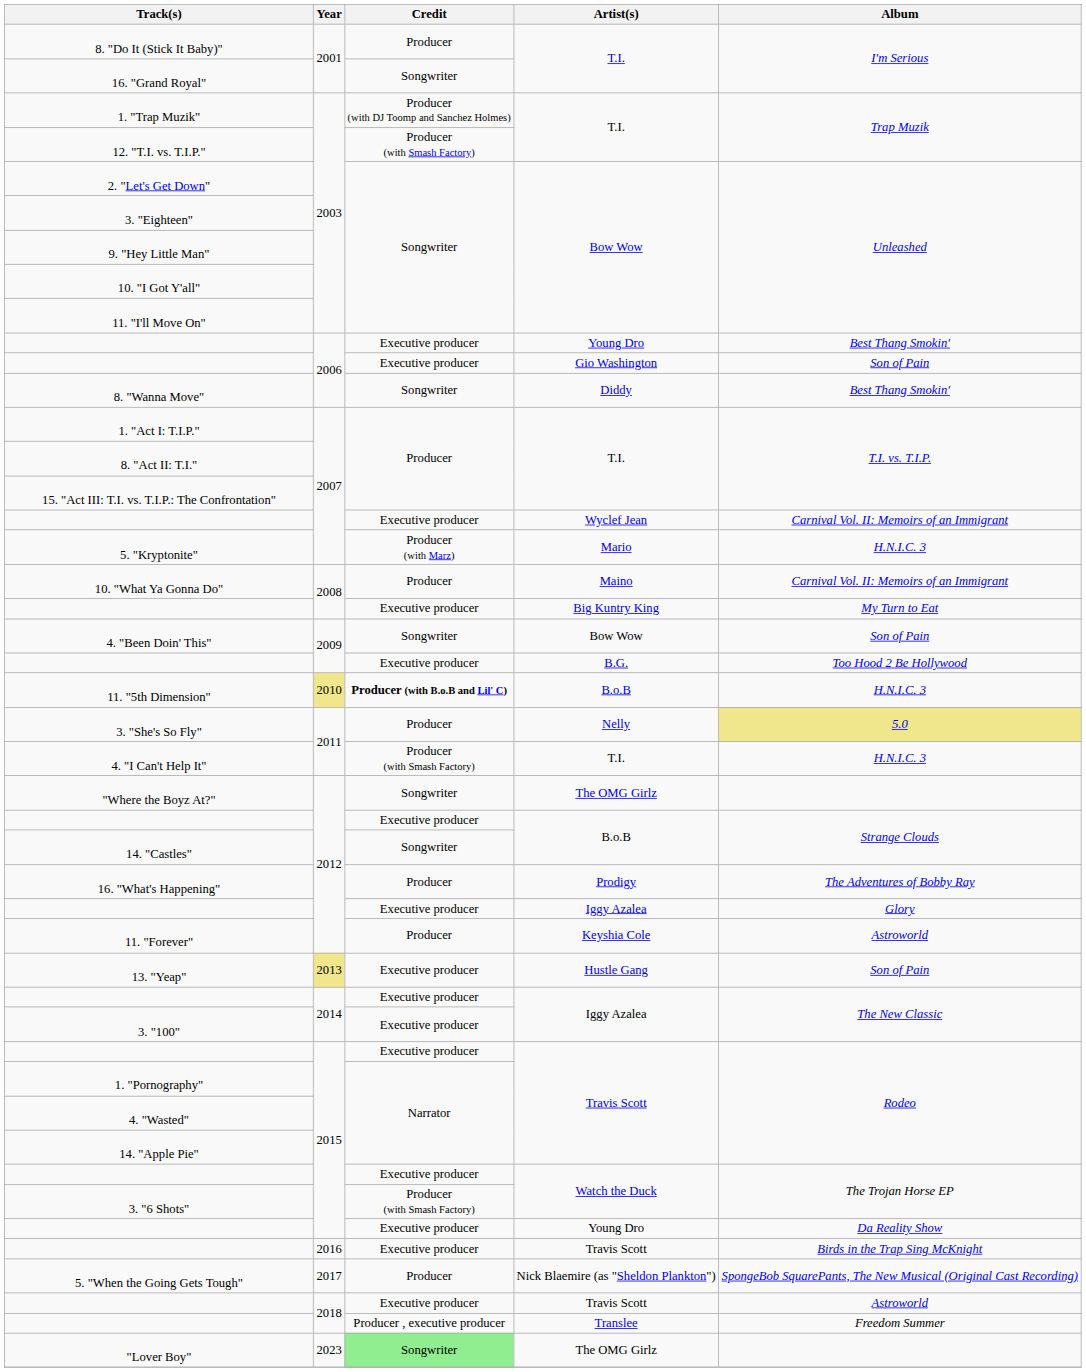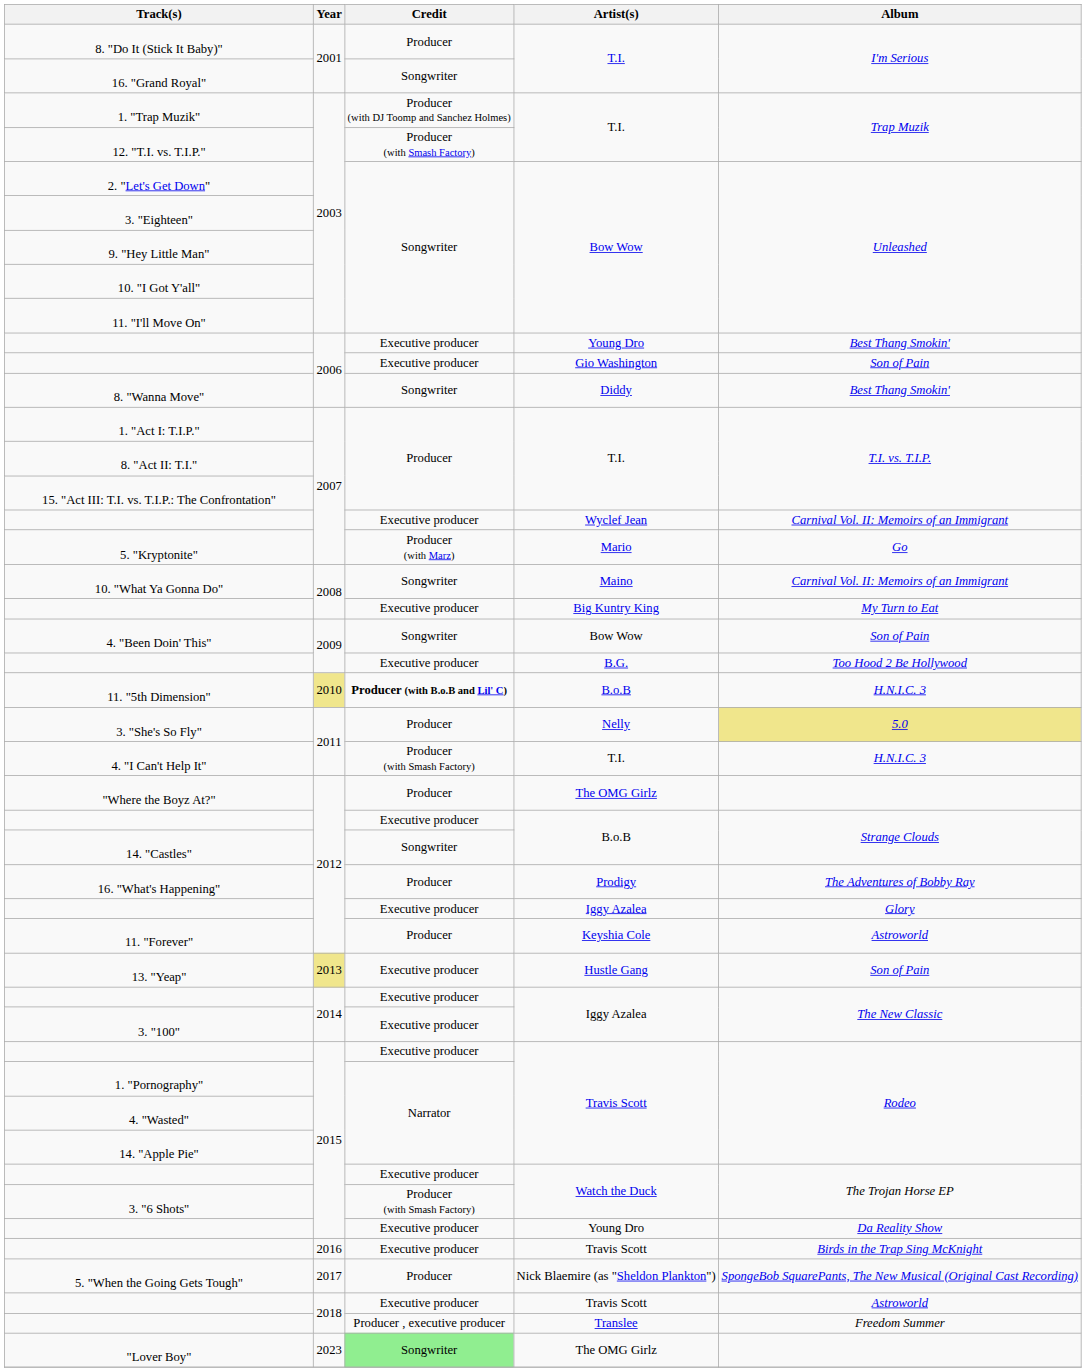(900, 547) H.N.I.C. 3 -> (900, 547) Go
(429, 581) Producer -> (429, 581) Songwriter
(429, 792) Songwriter -> (429, 792) Producer
